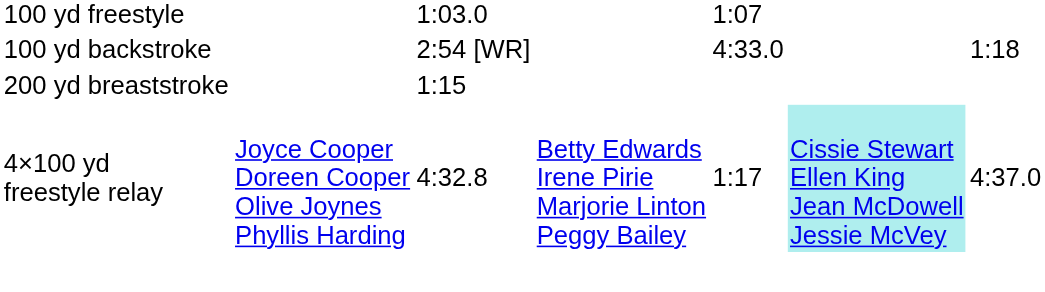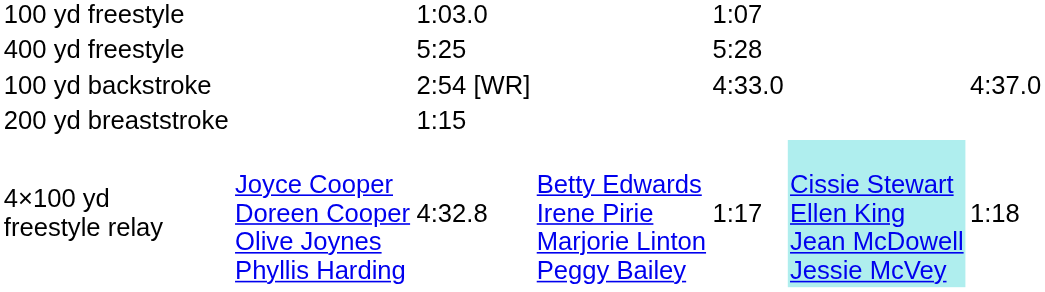+ row: (94, 50)
(995, 50) 1:18 -> (1006, 85) 4:37.0
(1006, 178) 4:37.0 -> (995, 213) 1:18
